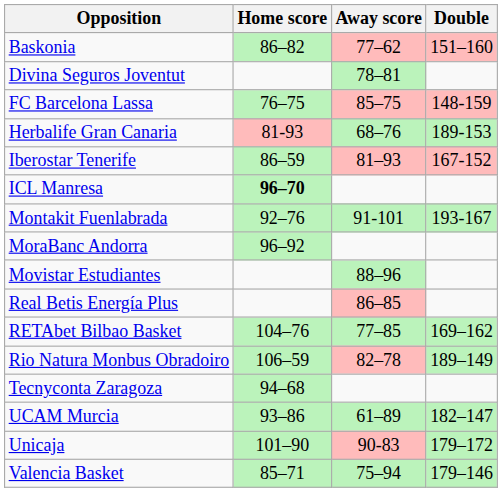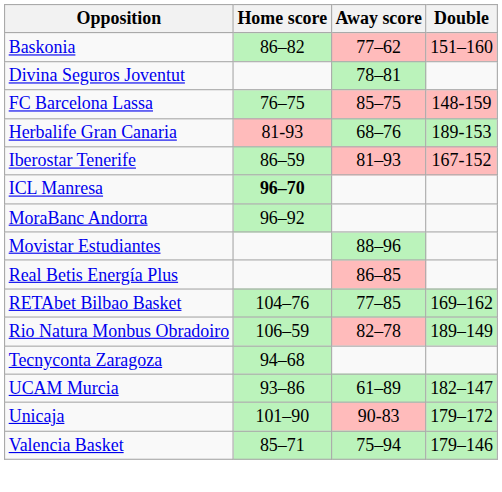- row: (88, 217)
